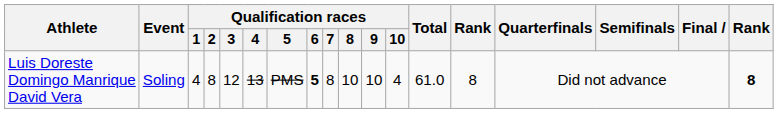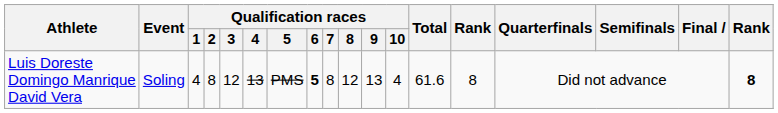(350, 80) 10 -> (350, 80) 12
(374, 80) 10 -> (374, 80) 13
(430, 80) 61.0 -> (430, 80) 61.6
